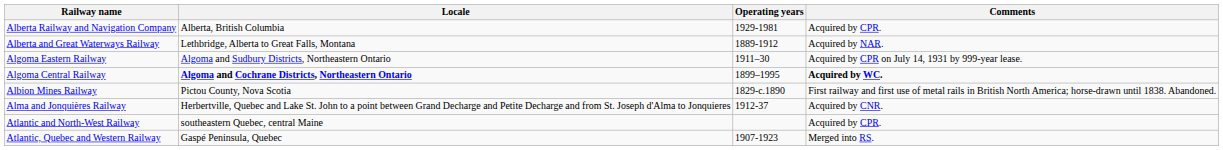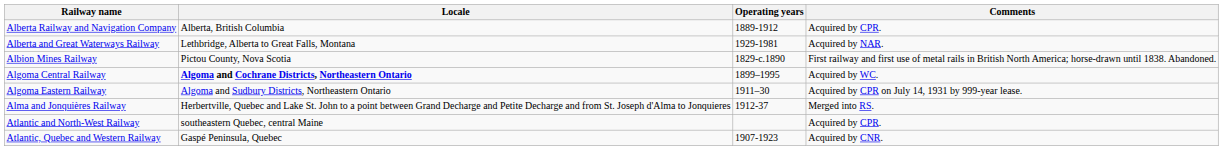(757, 28) 1929-1981 -> (757, 28) 1889-1912
(757, 43) 1889-1912 -> (757, 43) 1929-1981
rows swapped: (52, 91) <-> (56, 59)
(845, 75) bold -> (843, 75) normal
(846, 106) Acquired by CNR. -> (841, 106) Merged into RS.
(841, 138) Merged into RS. -> (846, 138) Acquired by CNR.
